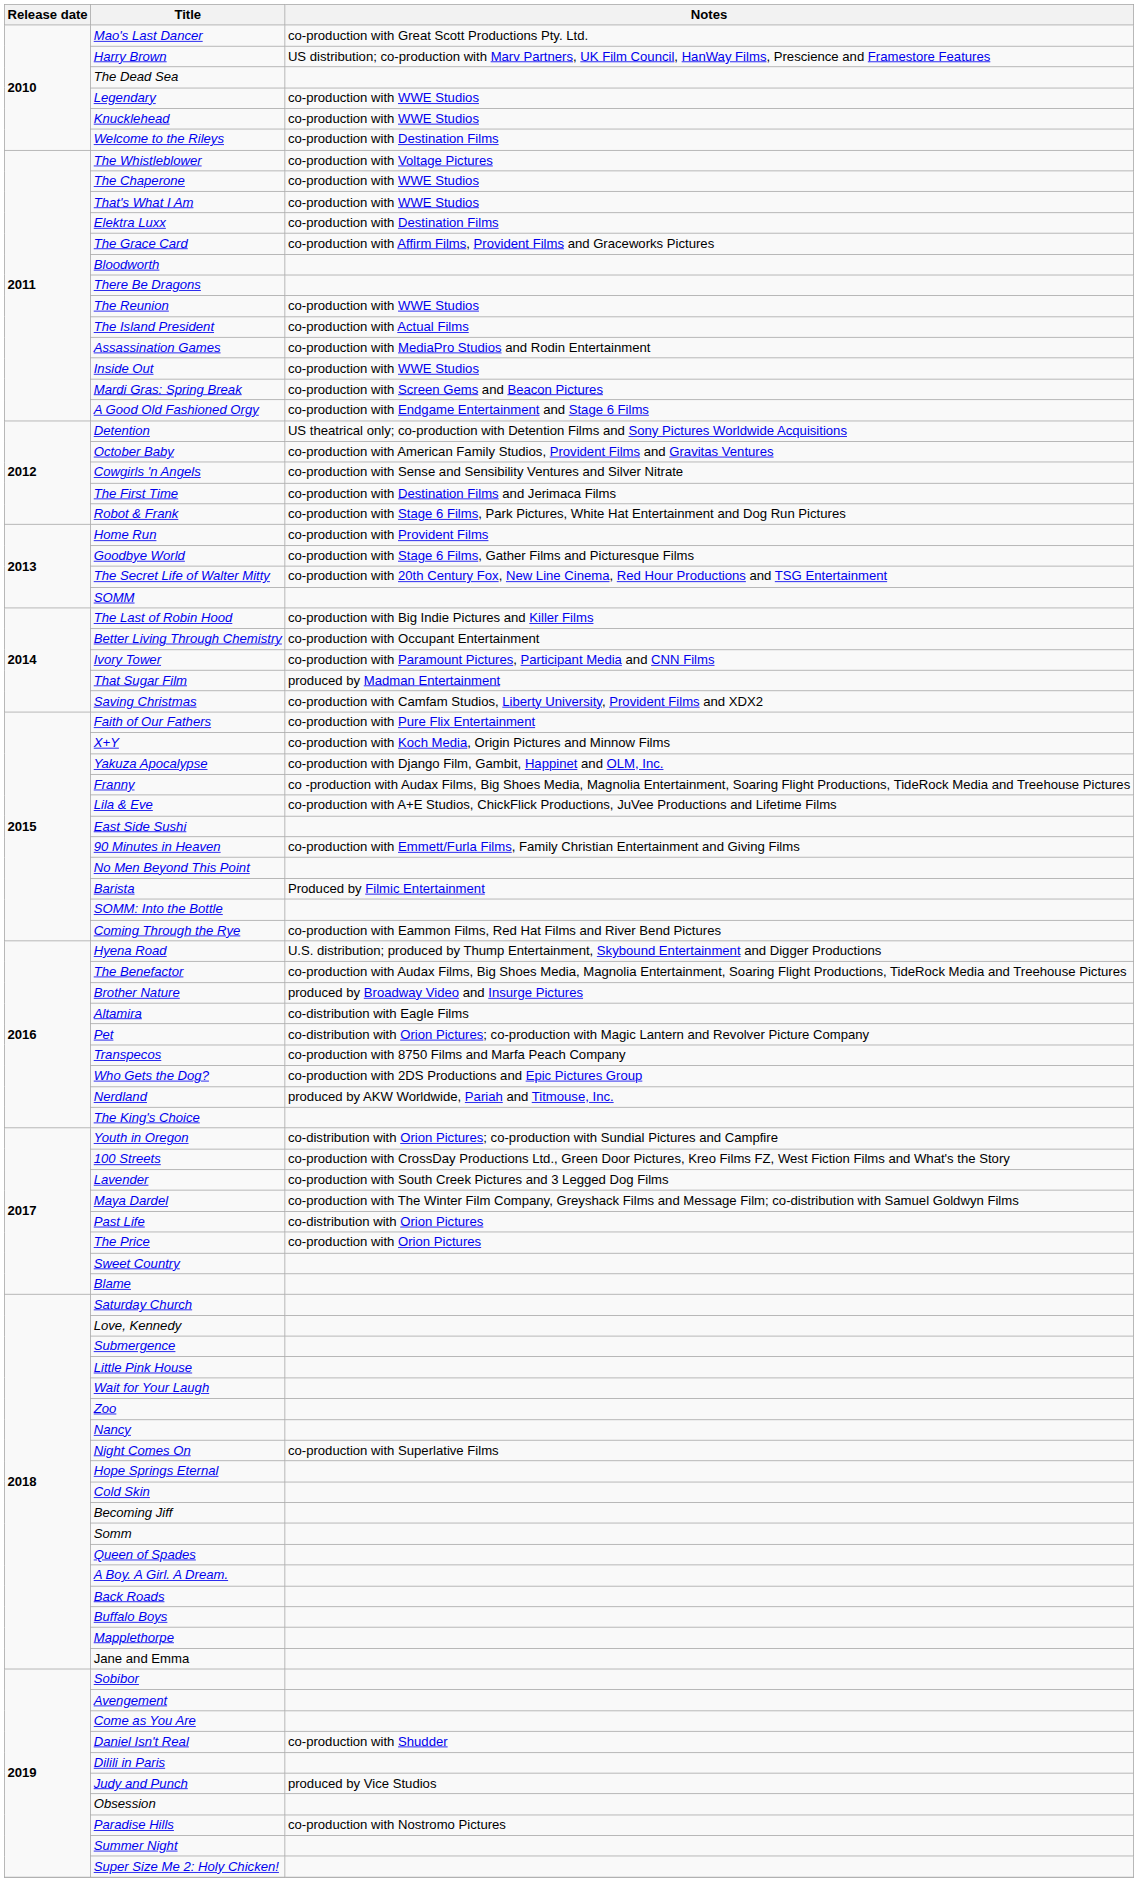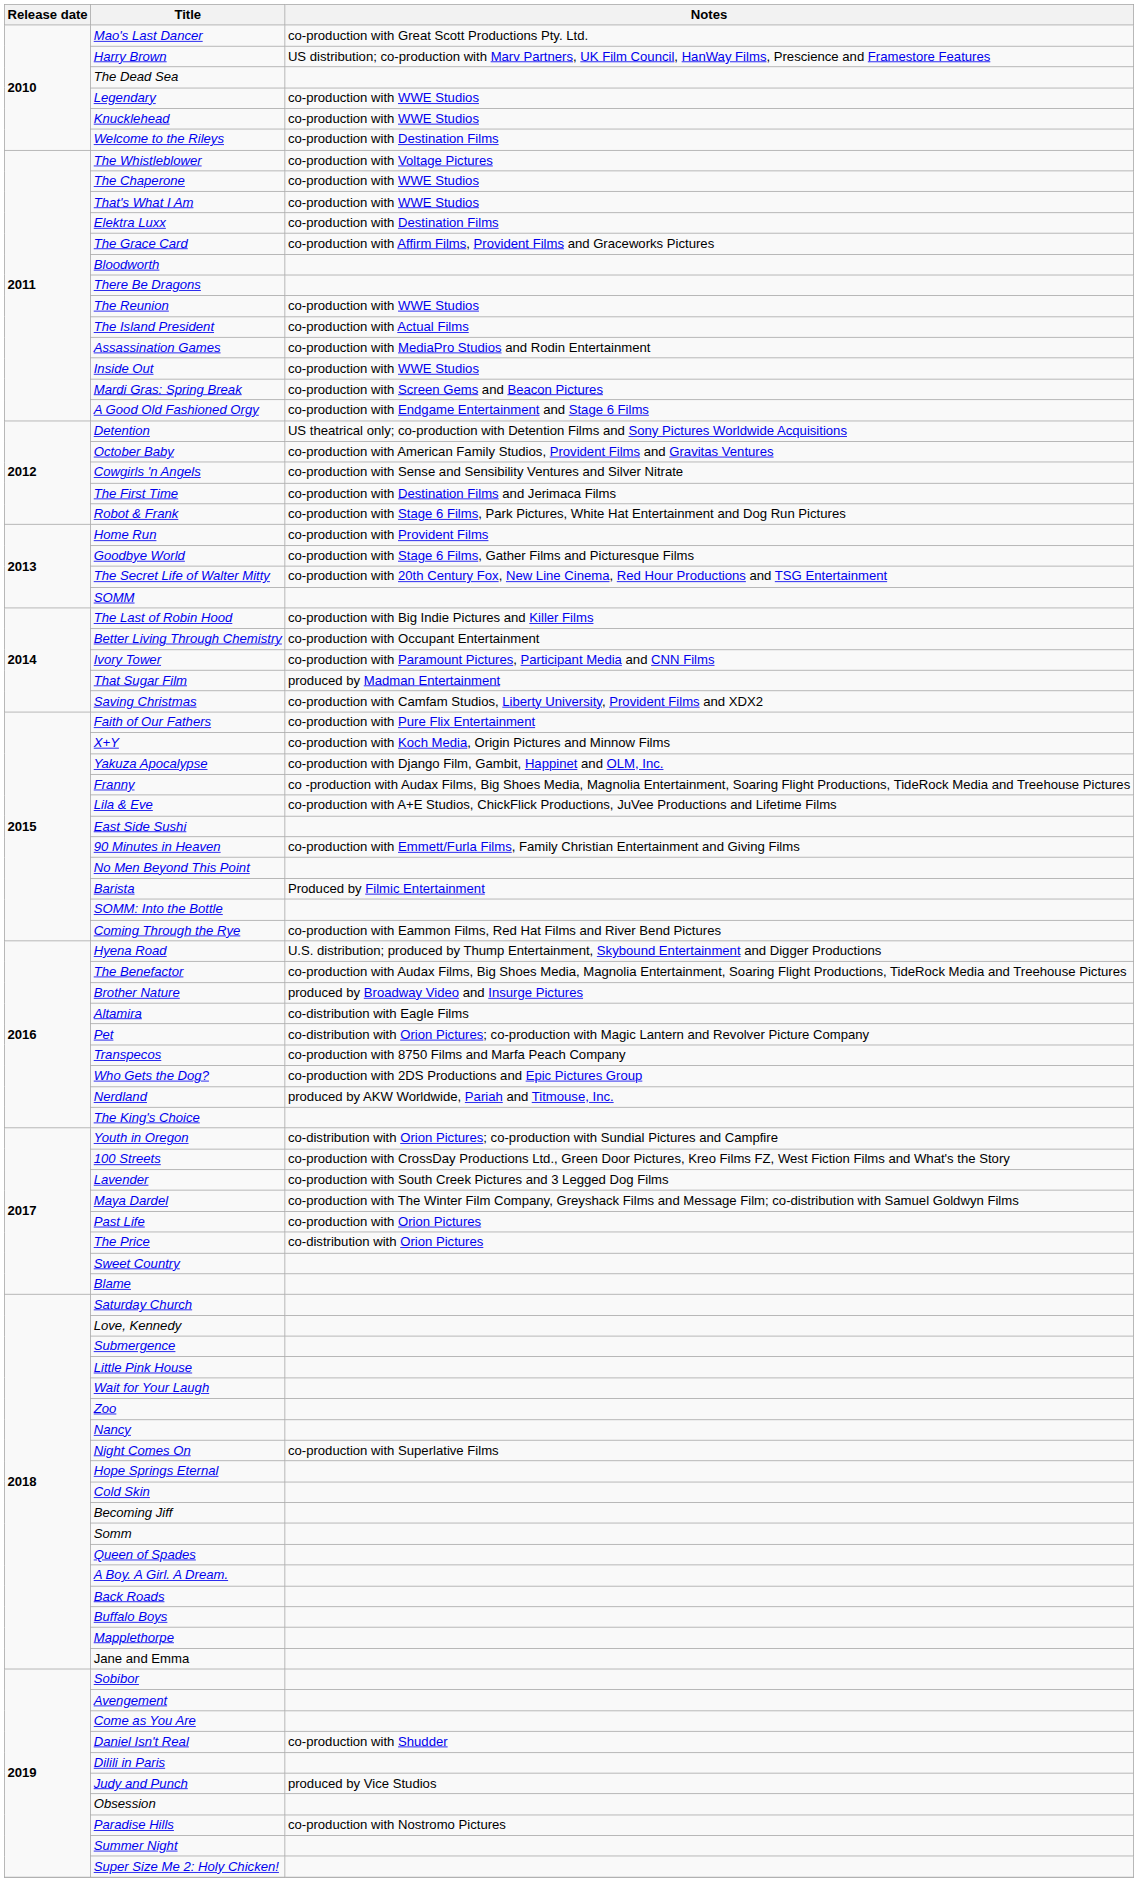(386, 1221) co-distribution with Orion Pictures -> (385, 1221) co-production with Orion Pictures
(385, 1242) co-production with Orion Pictures -> (386, 1242) co-distribution with Orion Pictures
